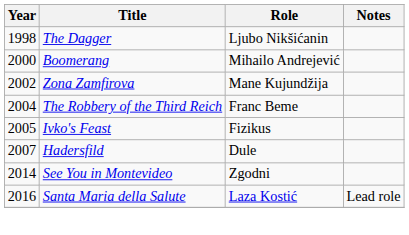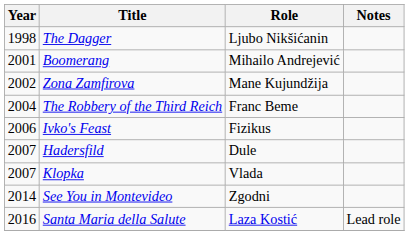(22, 60) 2000 -> (22, 60) 2001
(22, 128) 2005 -> (22, 128) 2006
+ row: (63, 173)
